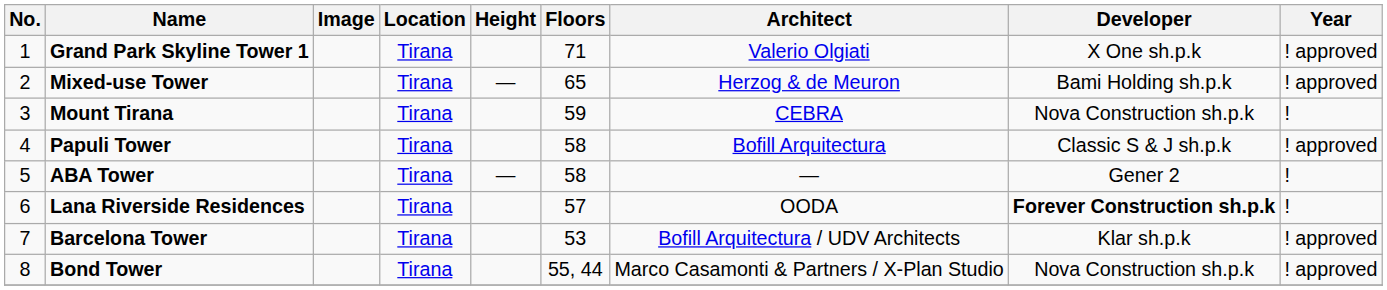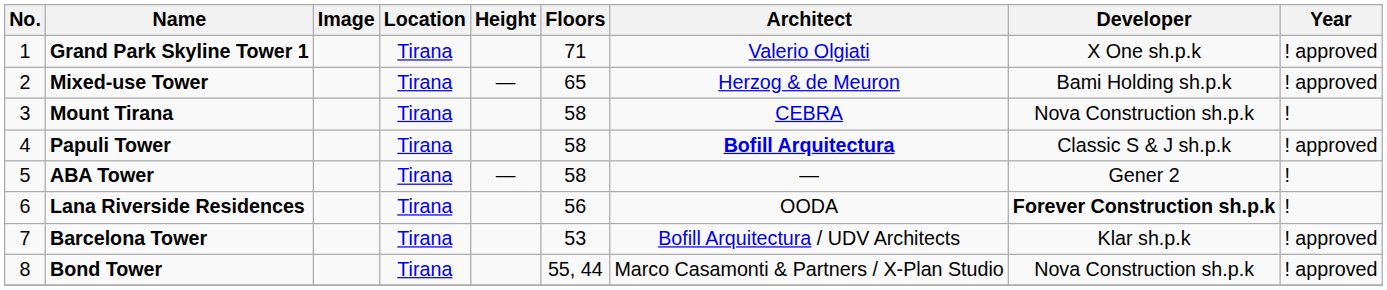(575, 113) 59 -> (575, 113) 58
(809, 144) normal -> (809, 144) bold
(575, 207) 57 -> (575, 207) 56
